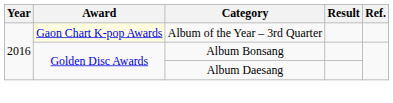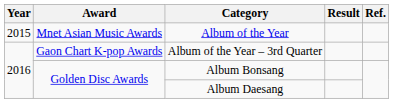+ row: (245, 32)
(99, 32) lightyellow background -> (99, 51) no background
